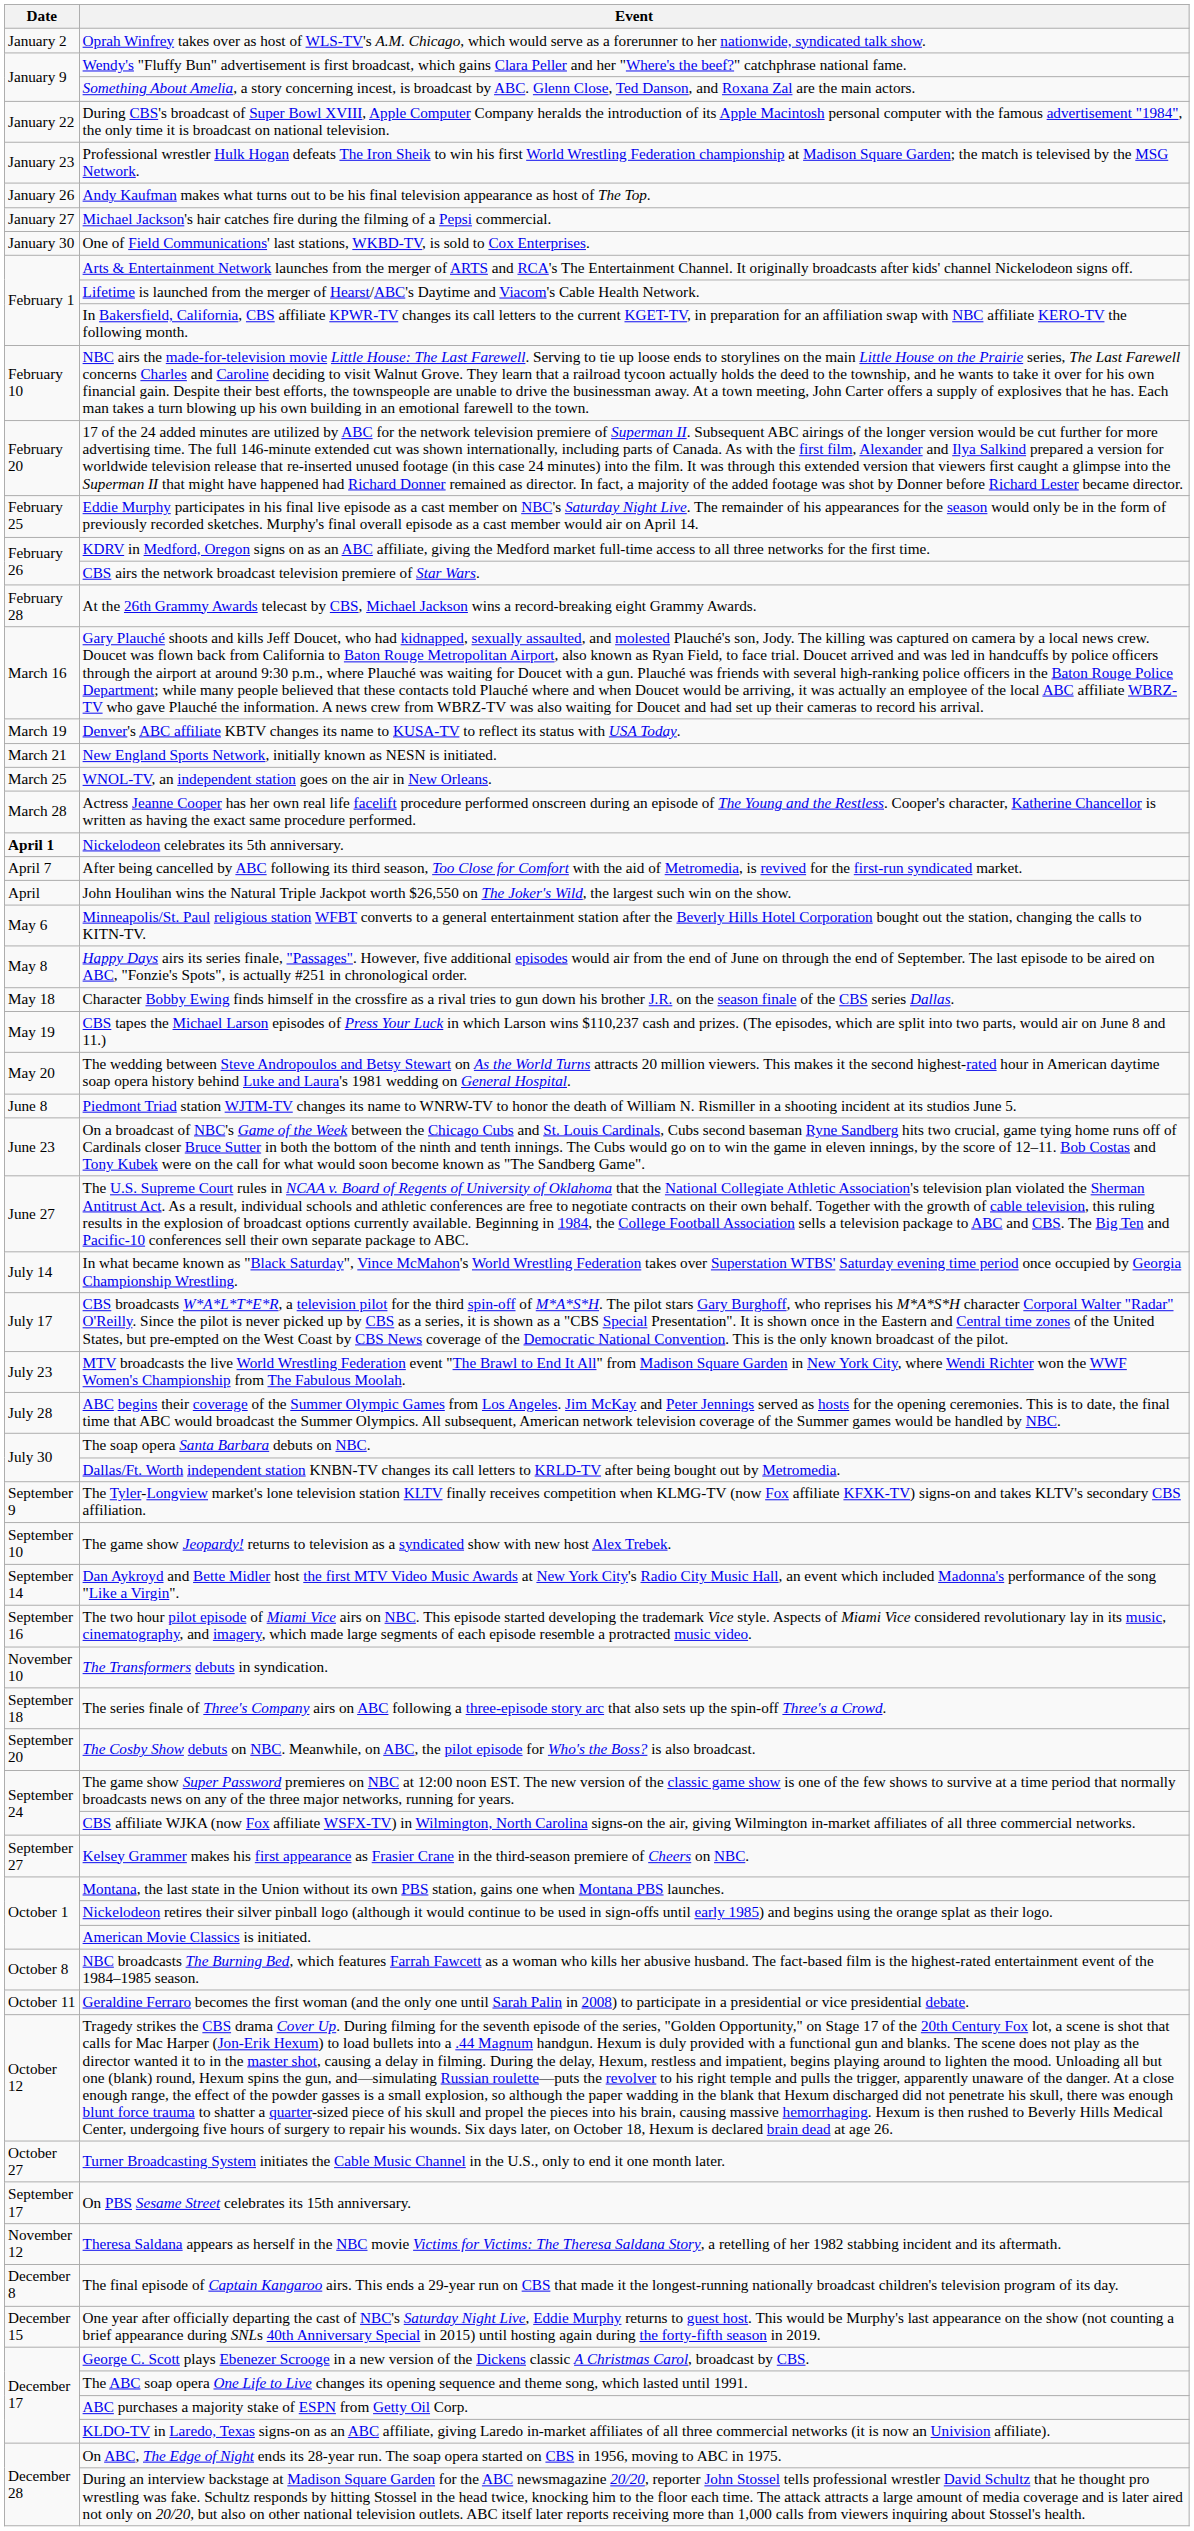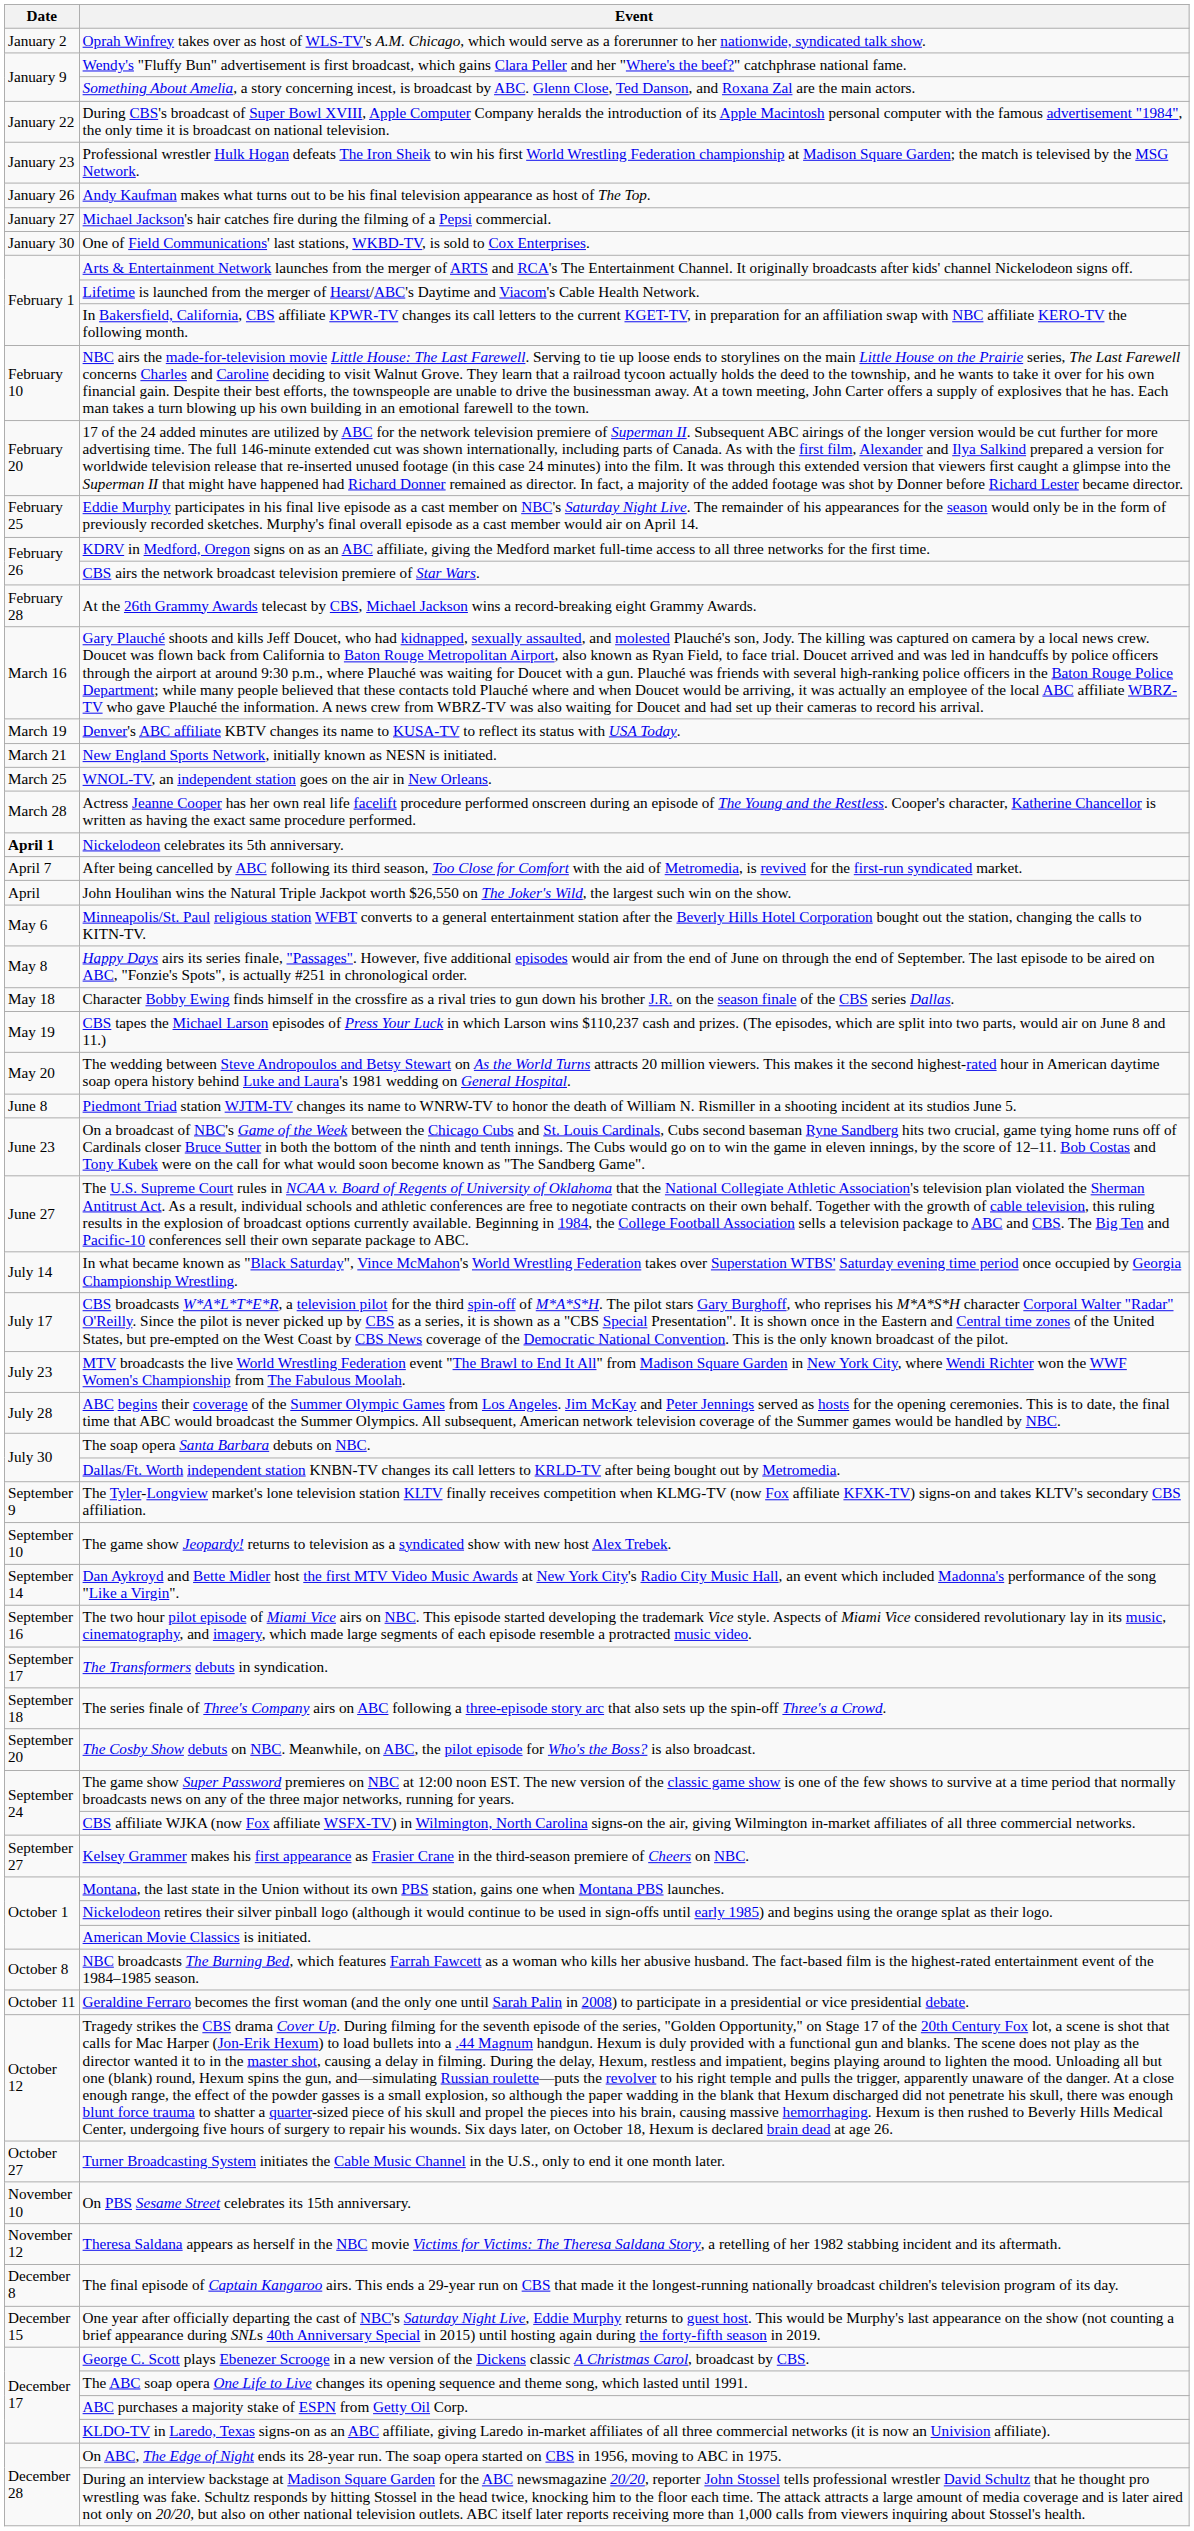(40, 1667) November 10 -> (40, 1667) September 17
(40, 2202) September 17 -> (40, 2202) November 10
